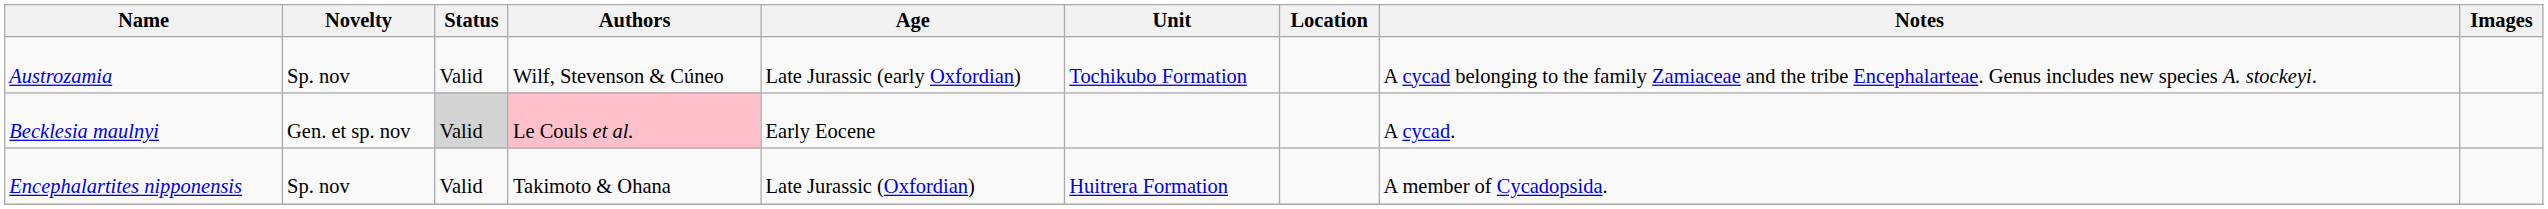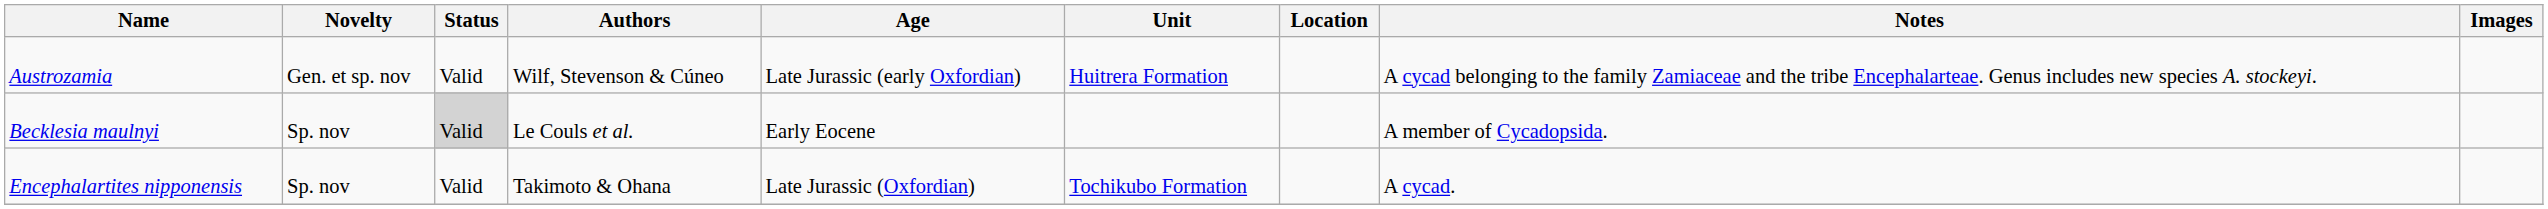(318, 76) Sp. nov -> (349, 76) Gen. et sp. nov
(1158, 76) Tochikubo Formation -> (1149, 76) Huitrera Formation
(349, 131) Gen. et sp. nov -> (318, 131) Sp. nov
(573, 131) pink background -> (573, 131) no background
(1419, 131) A cycad. -> (1496, 131) A member of Cycadopsida.
(1149, 187) Huitrera Formation -> (1158, 187) Tochikubo Formation
(1496, 187) A member of Cycadopsida. -> (1419, 187) A cycad.
